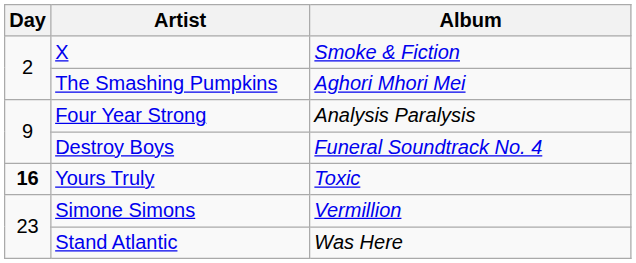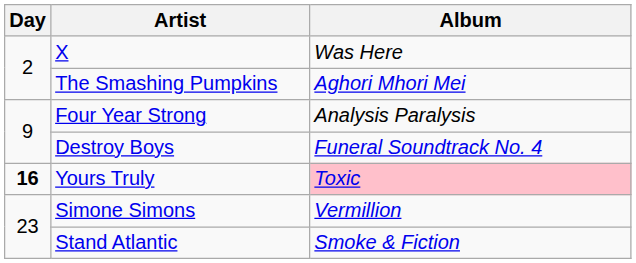(387, 52) Smoke & Fiction -> (359, 52) Was Here
(337, 178) no background -> (337, 178) pink background
(359, 242) Was Here -> (387, 242) Smoke & Fiction
